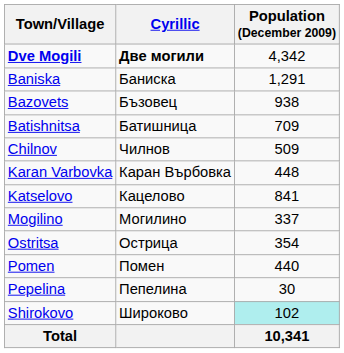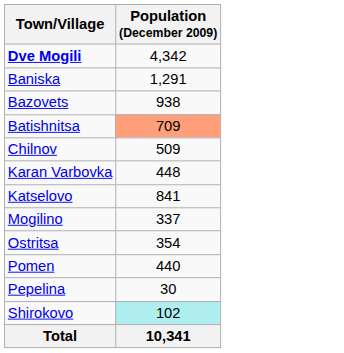- column: (175, 24)
(287, 126) no background -> (168, 126) lightsalmon background
